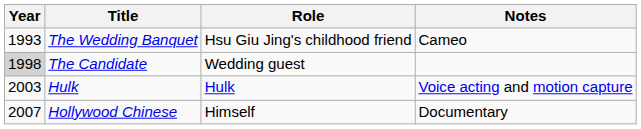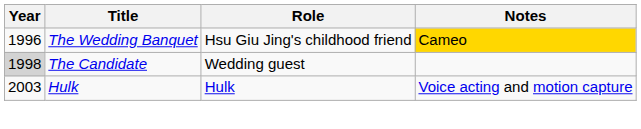(25, 40) 1993 -> (25, 40) 1996
(443, 40) no background -> (443, 40) gold background
- row: (113, 111)
